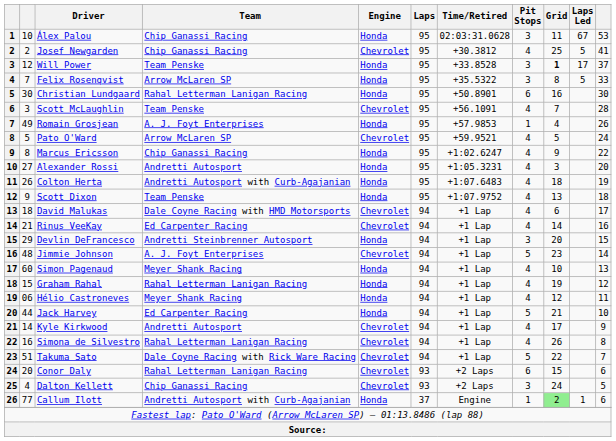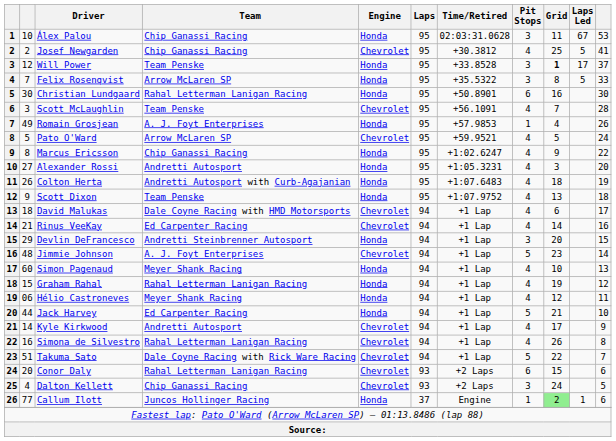(247, 401) Andretti Autosport with Curb-Agajanian -> (207, 401) Juncos Hollinger Racing
